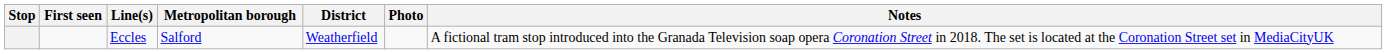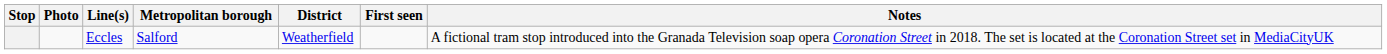columns swapped: (406, 15) <-> (73, 15)
